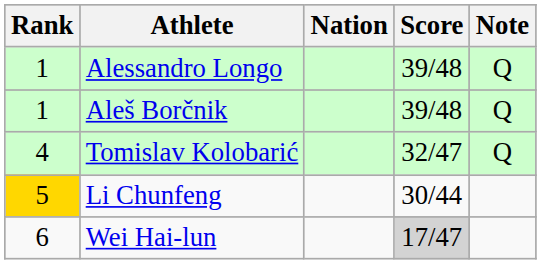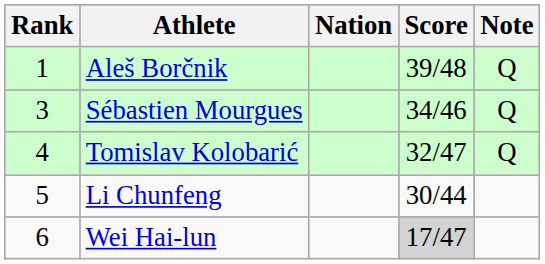- row: (184, 68)
+ row: (194, 110)
(42, 195) gold background -> (42, 195) no background
